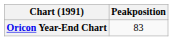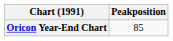(139, 28) 83 -> (139, 28) 85
